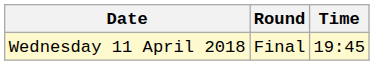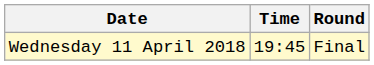columns swapped: (339, 19) <-> (280, 19)
